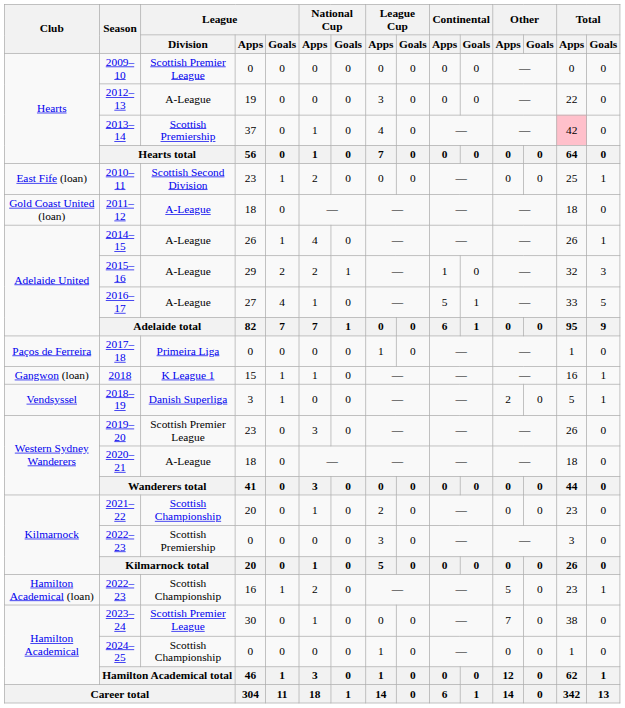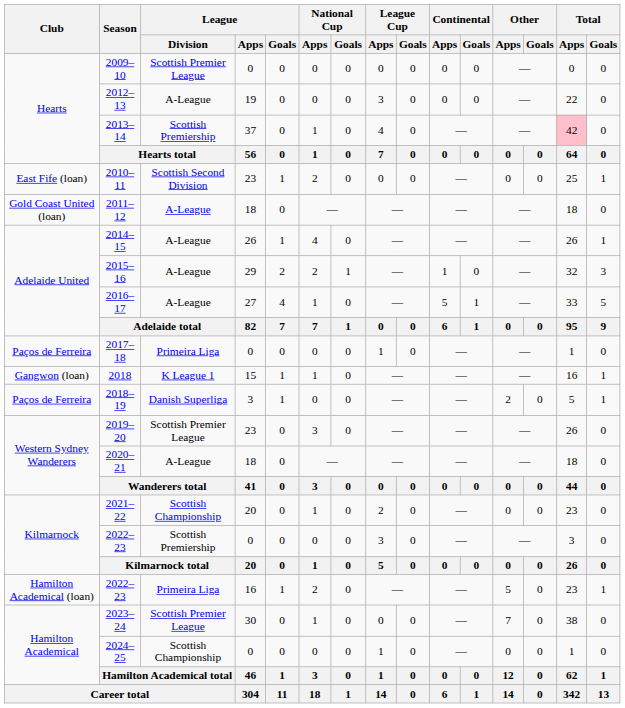(52, 399) Vendsyssel -> (52, 399) Paços de Ferreira
(188, 589) Scottish Championship -> (188, 589) Primeira Liga
